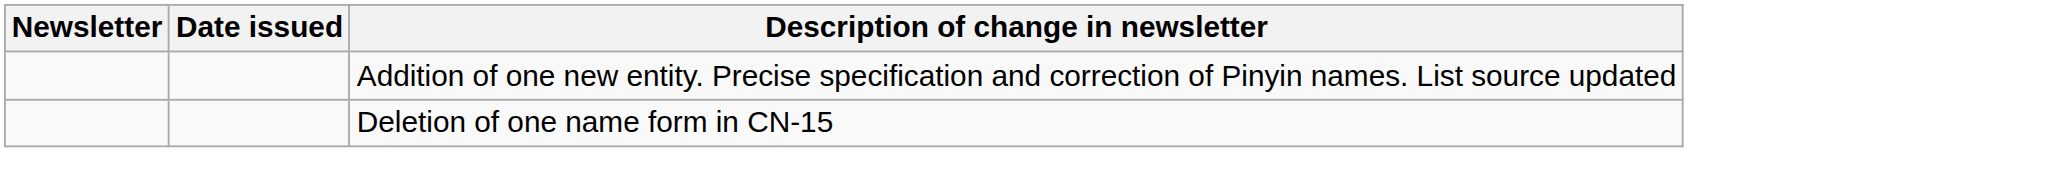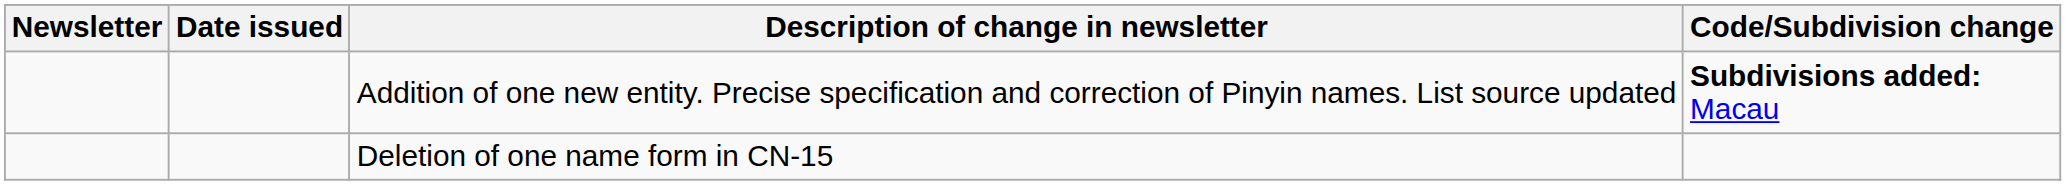+ column: (1872, 28)
